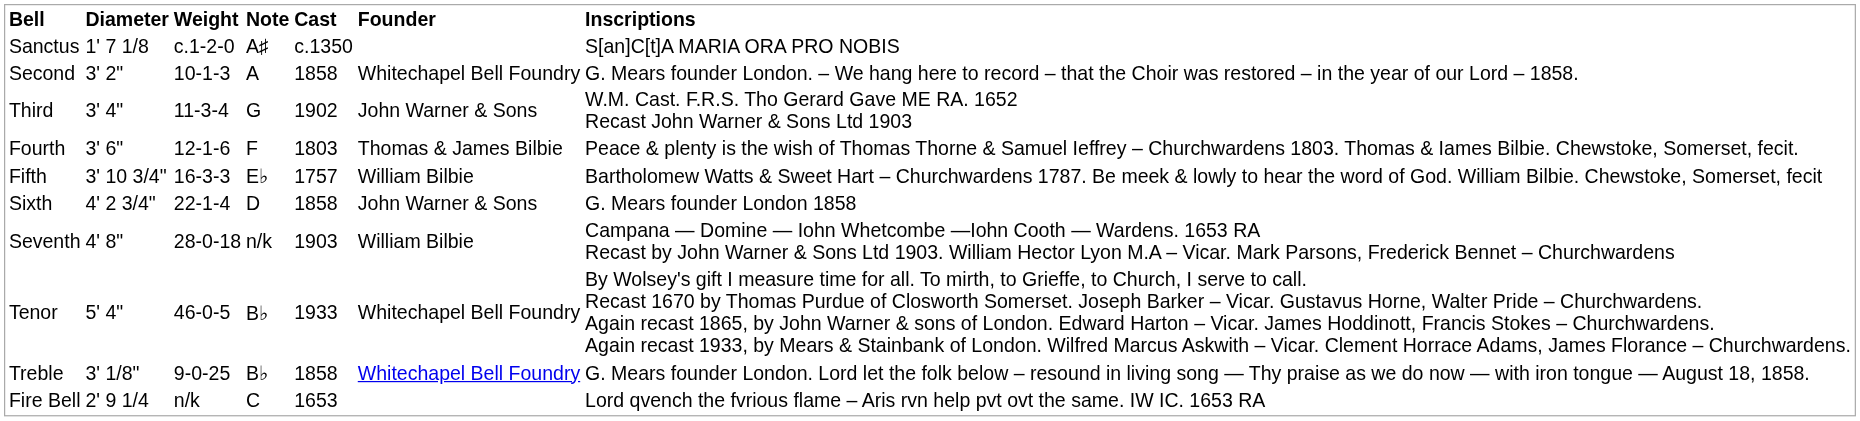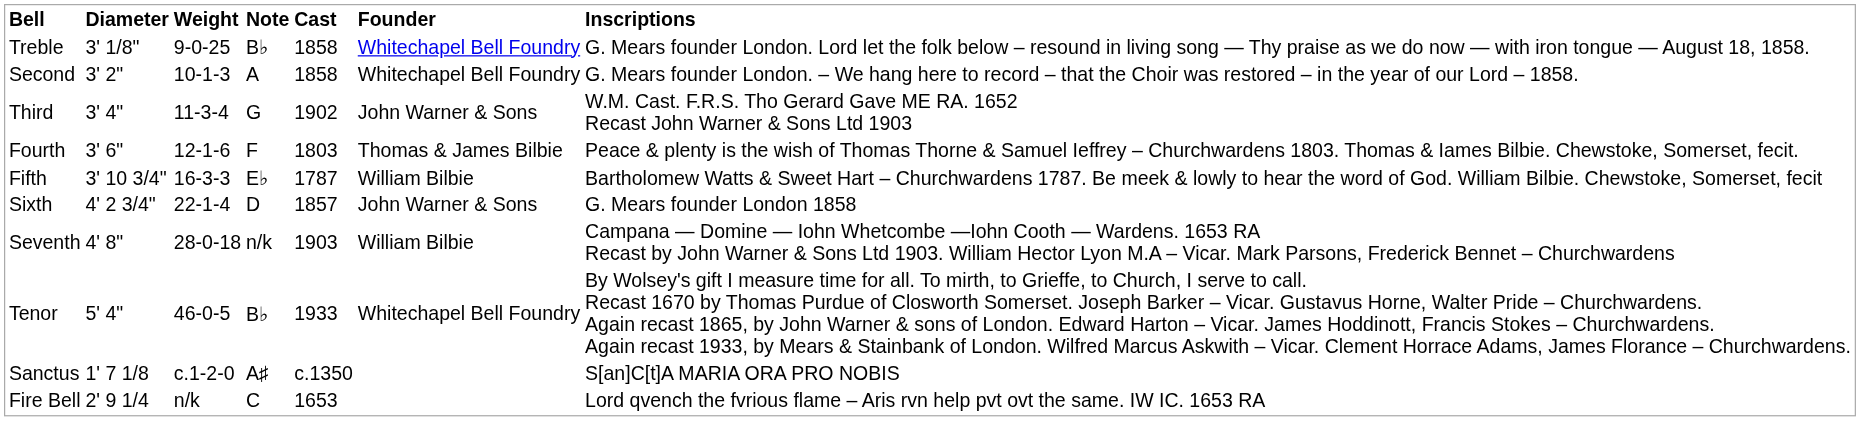rows swapped: (36, 372) <-> (44, 46)
(316, 176) 1757 -> (316, 177) 1787
(316, 203) 1858 -> (316, 205) 1857
